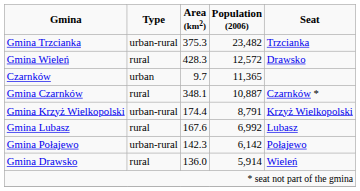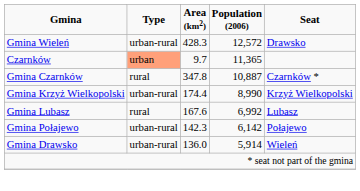- row: (44, 43)
(140, 60) rural -> (154, 43) urban-rural
(142, 77) no background -> (142, 60) lightsalmon background
(195, 94) 348.1 -> (195, 77) 347.8
(250, 111) 8,791 -> (250, 94) 8,990
(140, 162) rural -> (154, 145) urban-rural
